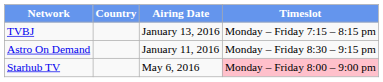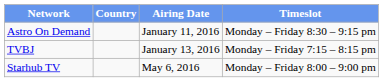rows swapped: (49, 49) <-> (21, 31)
(300, 67) pink background -> (300, 67) no background
